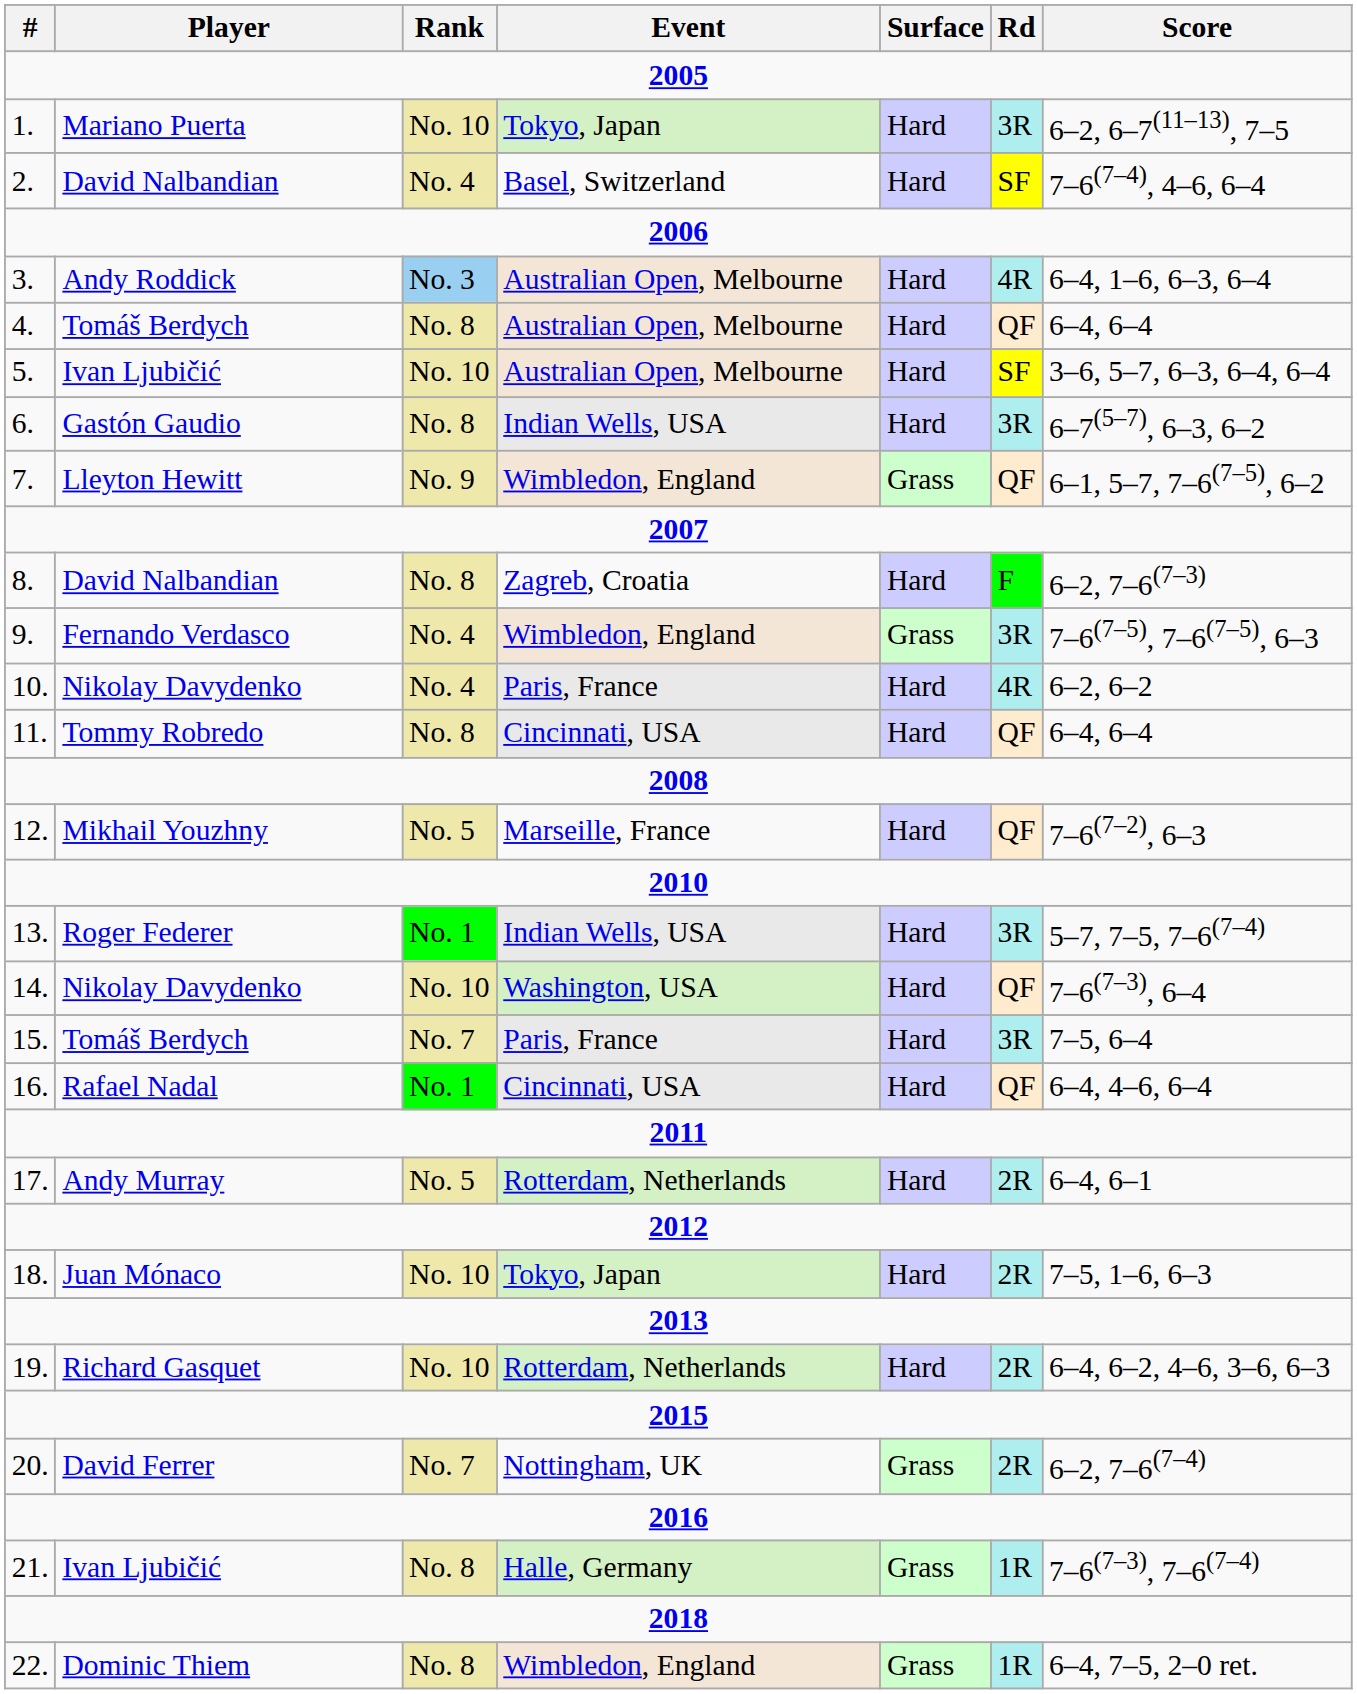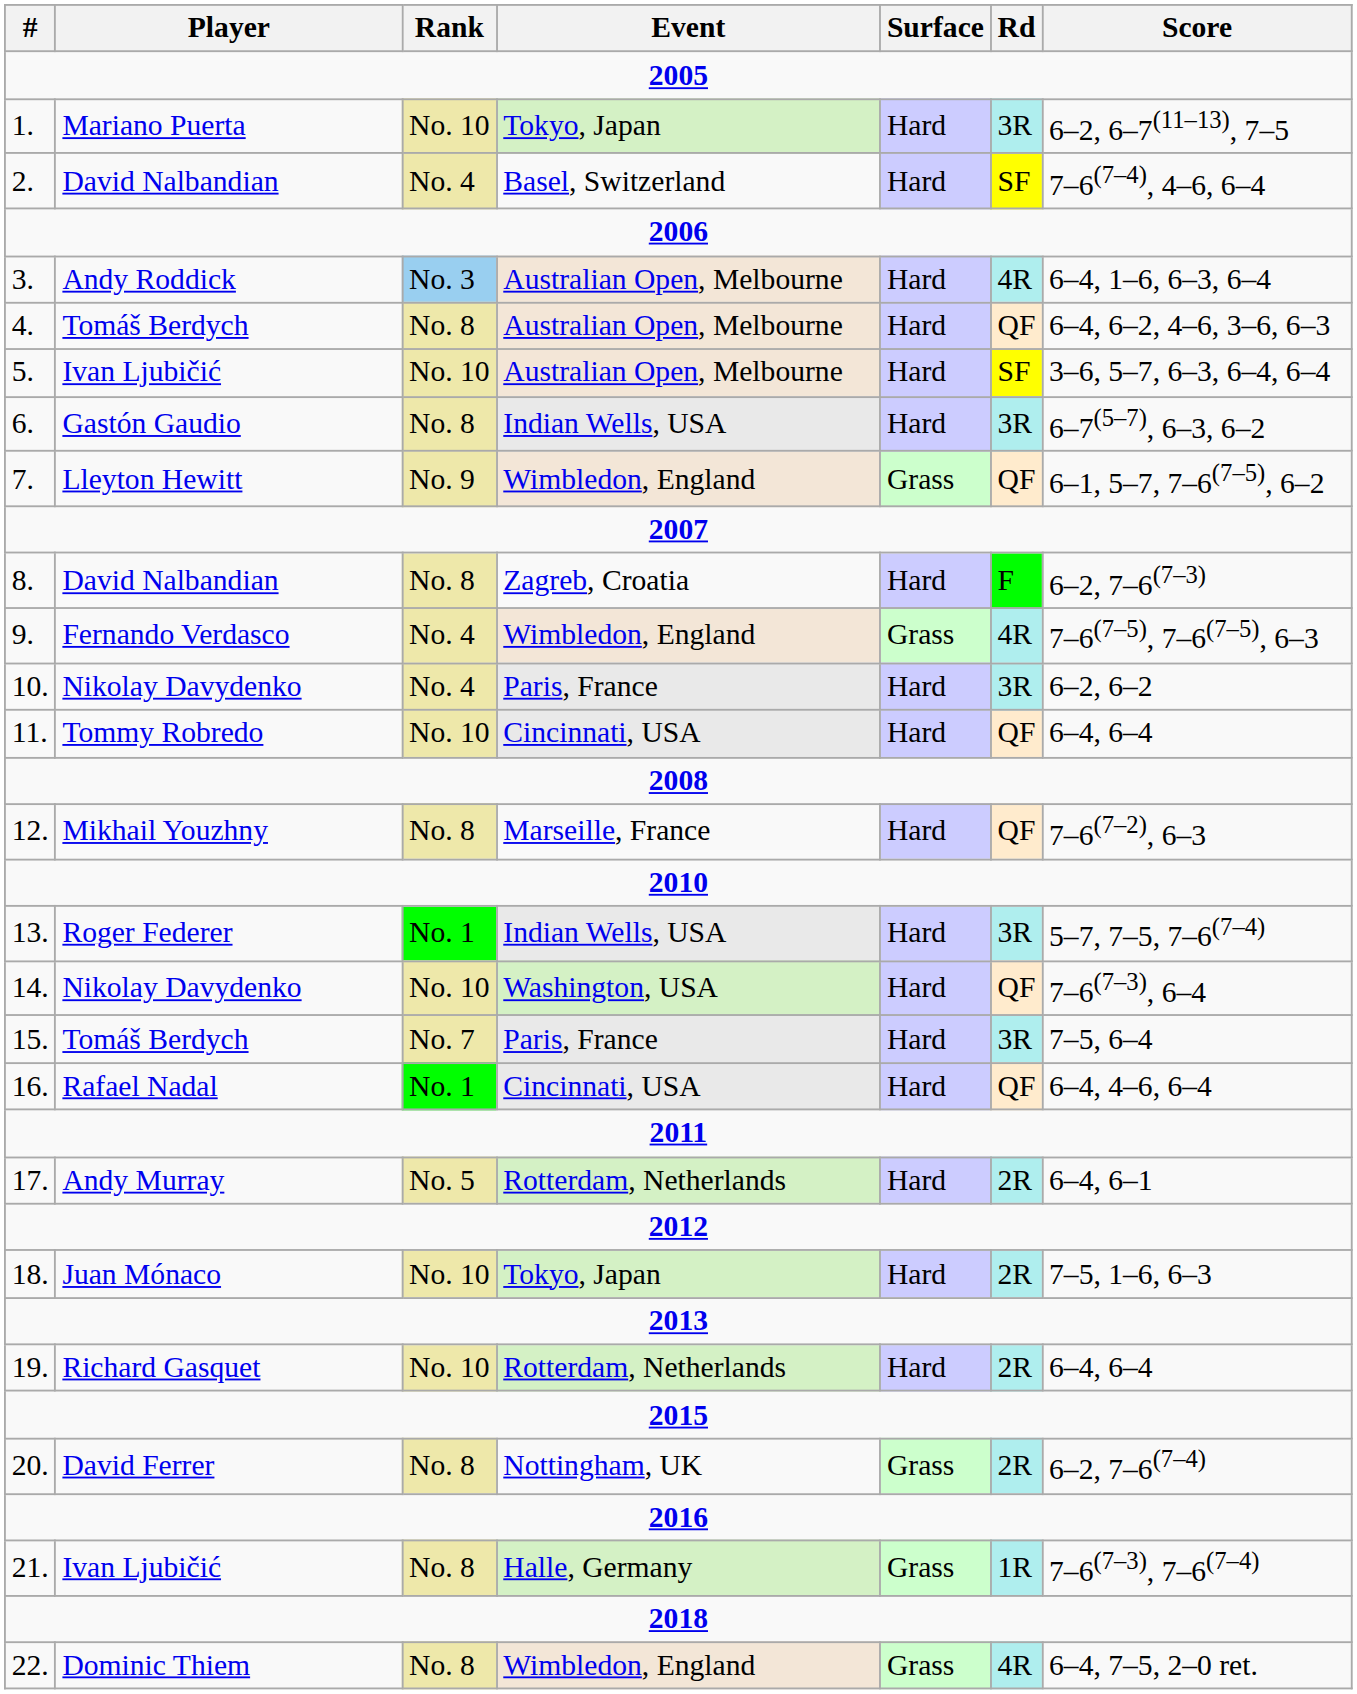(1101, 325) 6–4, 6–4 -> (1190, 325) 6–4, 6–2, 4–6, 3–6, 6–3
(1015, 635) 3R -> (1015, 635) 4R
(1015, 686) 4R -> (1015, 686) 3R
(442, 733) No. 8 -> (449, 733) No. 10
(442, 831) No. 5 -> (442, 831) No. 8
(1190, 1367) 6–4, 6–2, 4–6, 3–6, 6–3 -> (1101, 1367) 6–4, 6–4
(442, 1465) No. 7 -> (442, 1465) No. 8
(1015, 1665) 1R -> (1015, 1665) 4R
